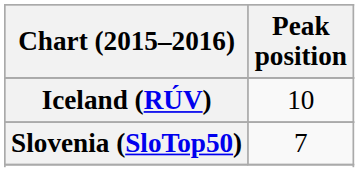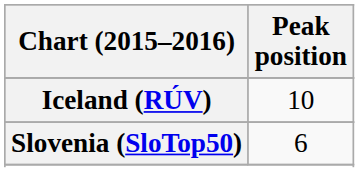(301, 142) 7 -> (301, 142) 6
